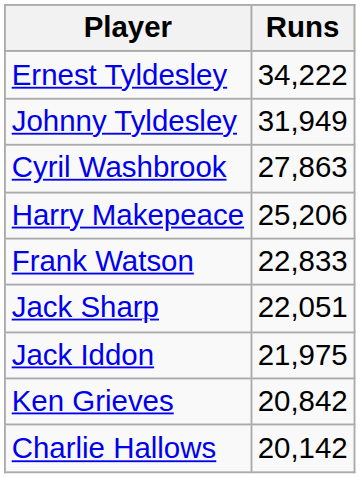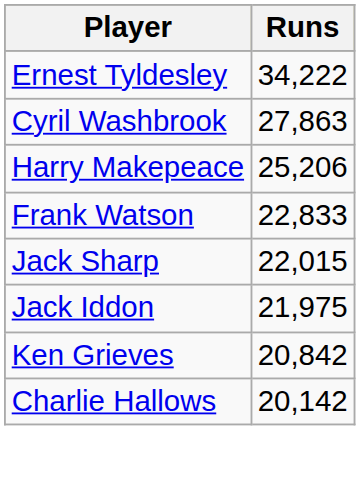- row: (124, 121)
(303, 307) 22,051 -> (303, 261) 22,015
